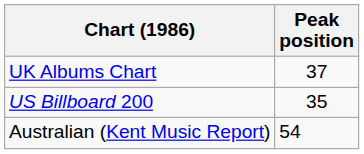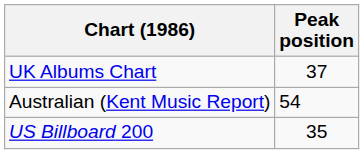rows swapped: (140, 132) <-> (81, 102)
